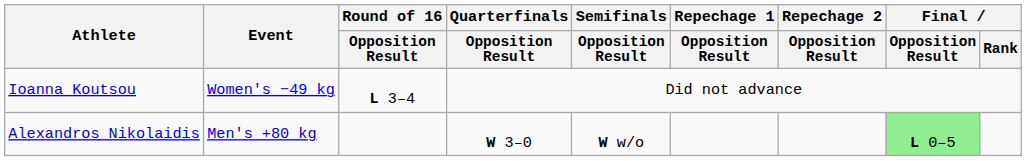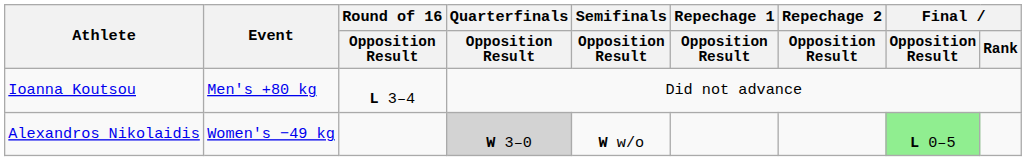(271, 90) Women's −49 kg -> (262, 90) Men's +80 kg
(262, 134) Men's +80 kg -> (271, 134) Women's −49 kg
(509, 143) no background -> (509, 143) lightgrey background
